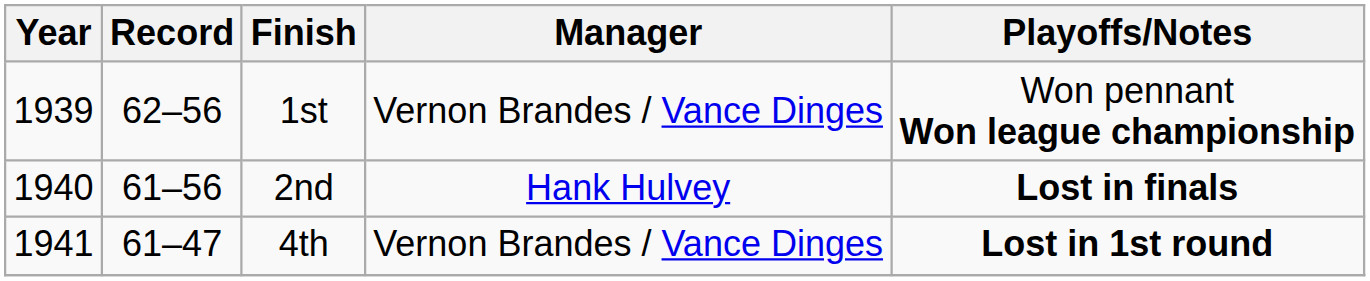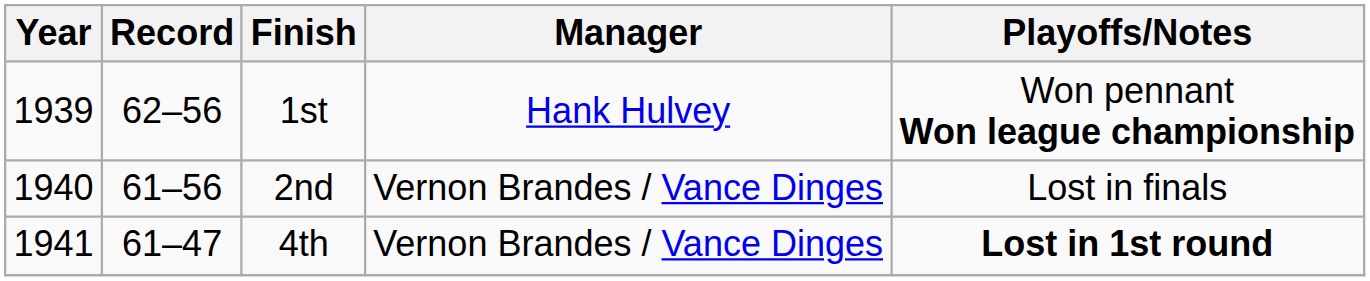(628, 110) Vernon Brandes / Vance Dinges -> (628, 110) Hank Hulvey
(628, 187) Hank Hulvey -> (628, 187) Vernon Brandes / Vance Dinges
(1127, 187) bold -> (1127, 187) normal
